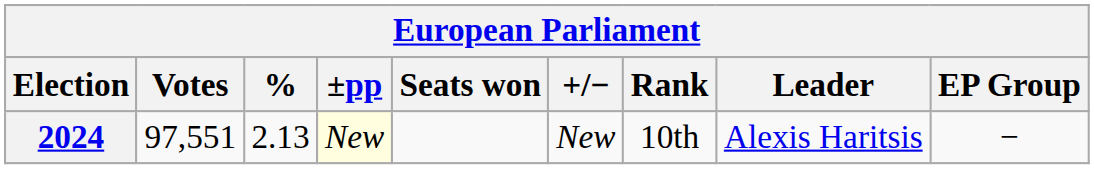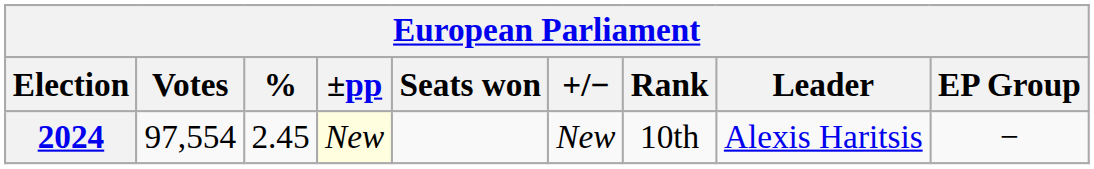(190, 136) 97,551 -> (190, 136) 97,554
(281, 136) 2.13 -> (281, 136) 2.45
